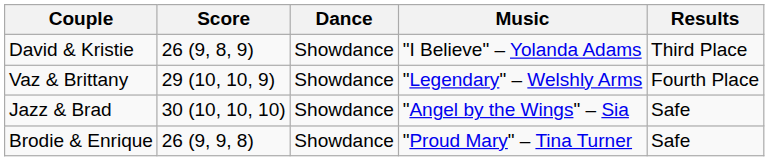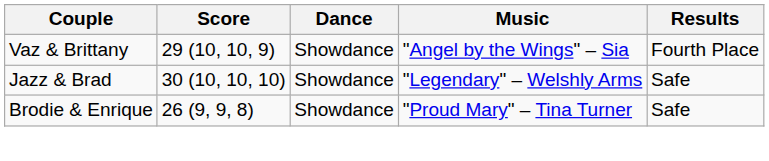- row: (71, 49)
(522, 79) "Legendary" – Welshly Arms -> (516, 49) "Angel by the Wings" – Sia
(516, 110) "Angel by the Wings" – Sia -> (522, 79) "Legendary" – Welshly Arms
